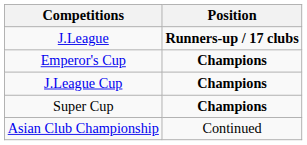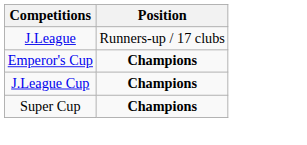(232, 38) bold -> (162, 38) normal
- row: (83, 128)
